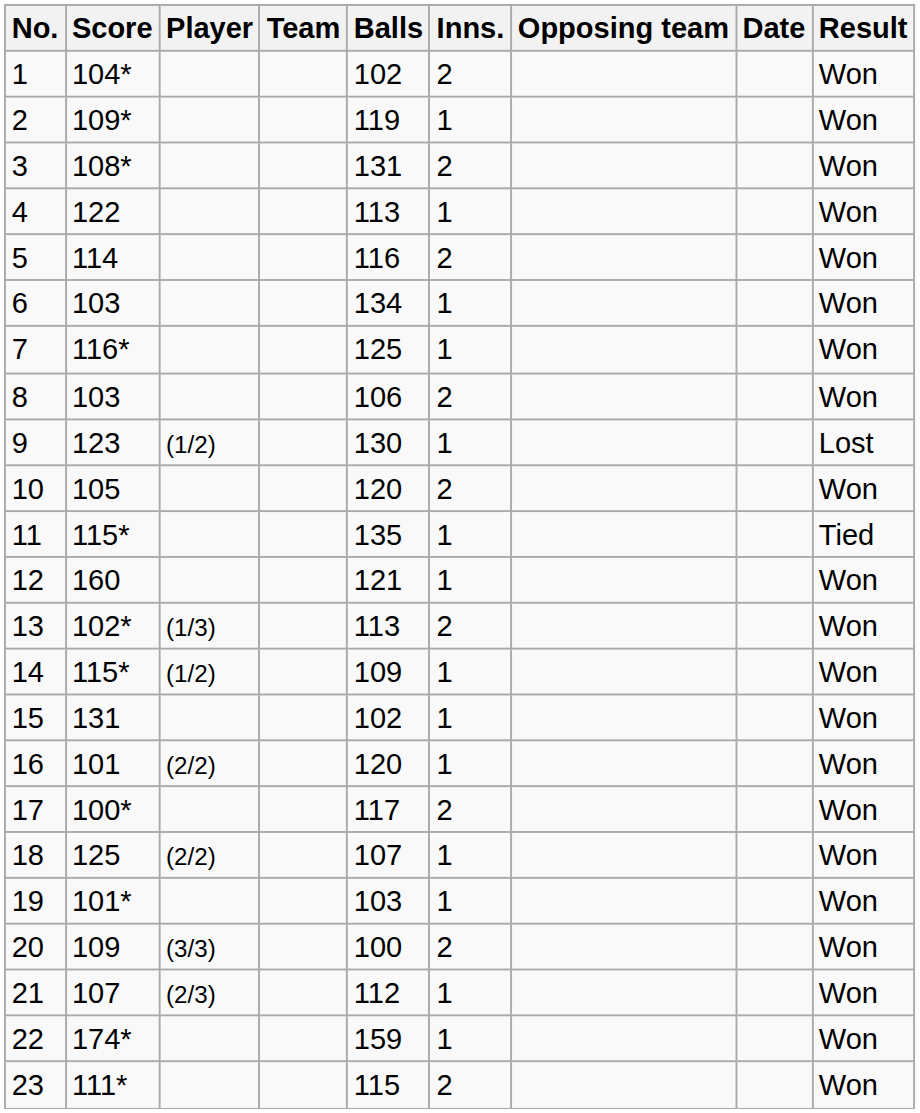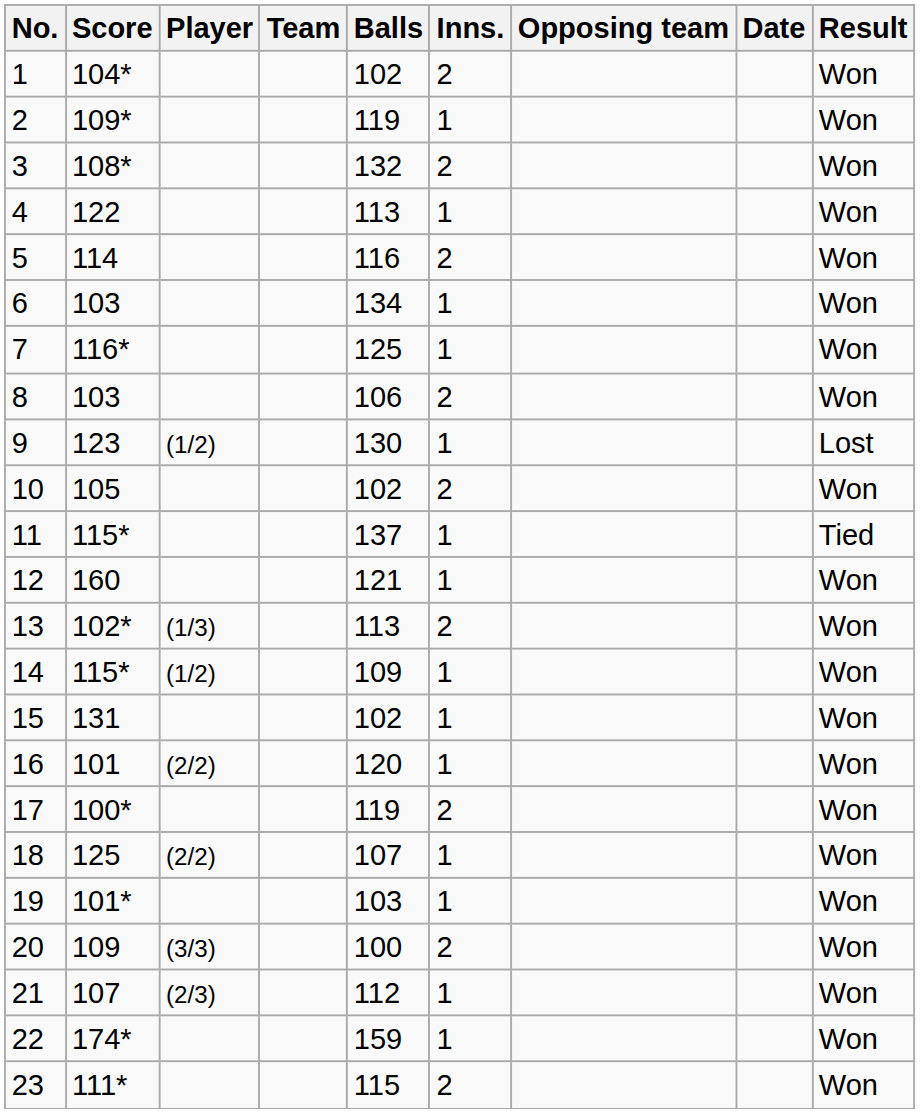(378, 166) 131 -> (378, 166) 132
(378, 488) 120 -> (378, 488) 102
(378, 534) 135 -> (378, 534) 137
(377, 809) 117 -> (377, 809) 119
